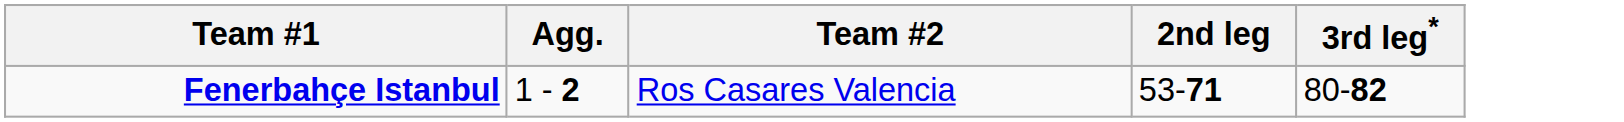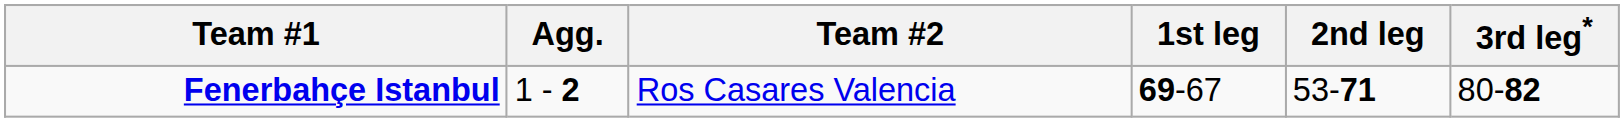+ column: (1208, 34)
